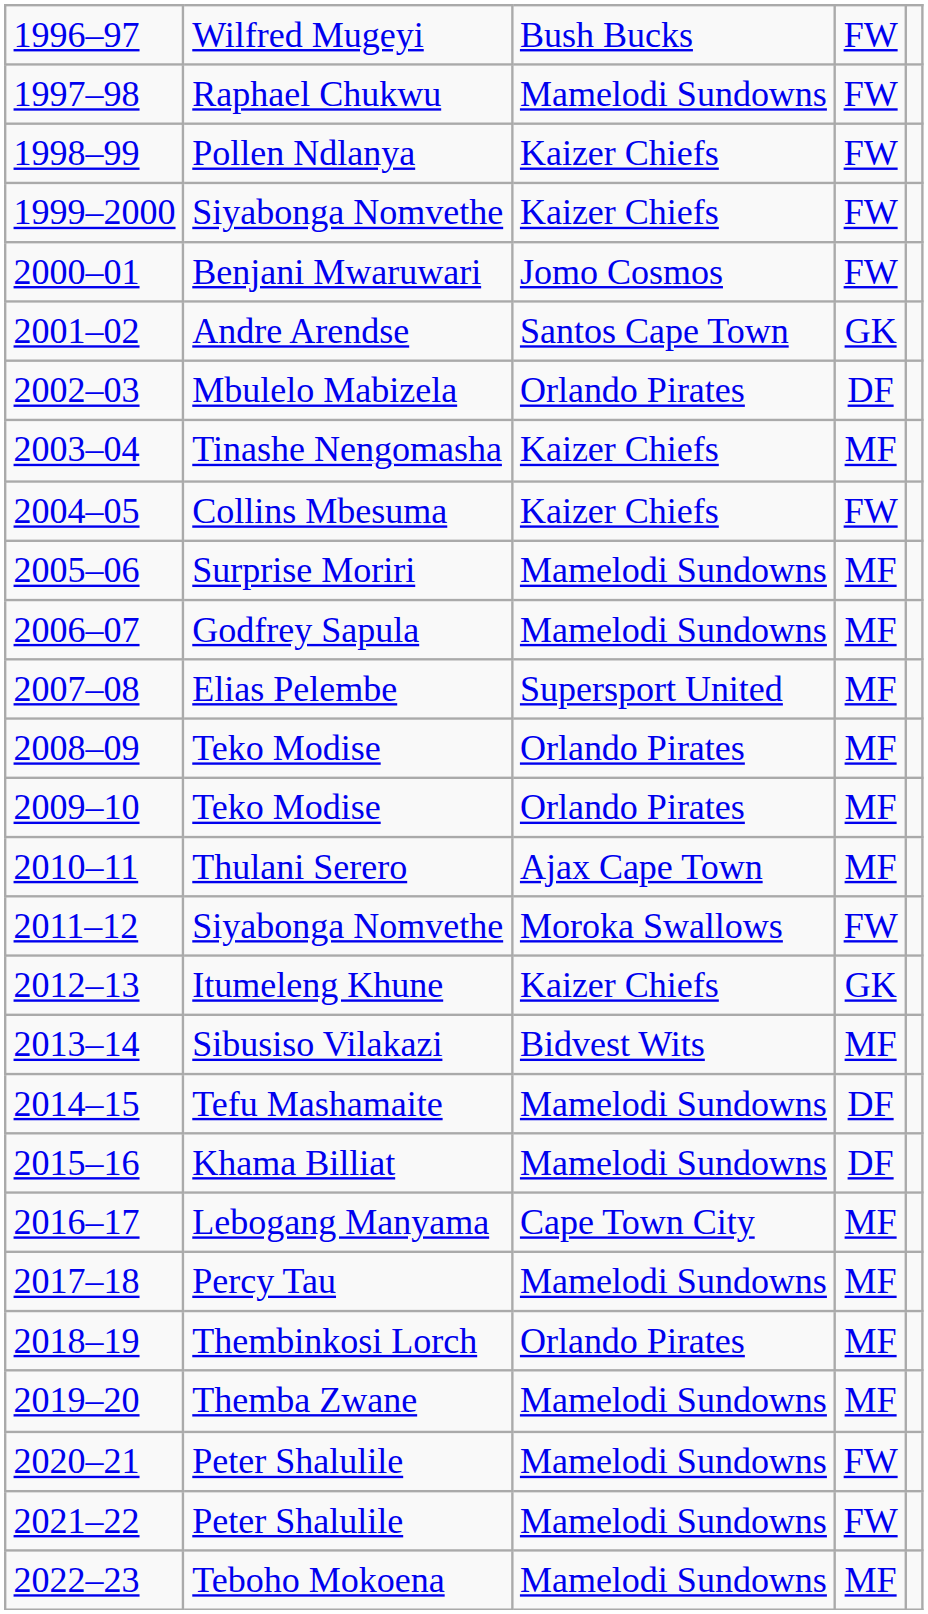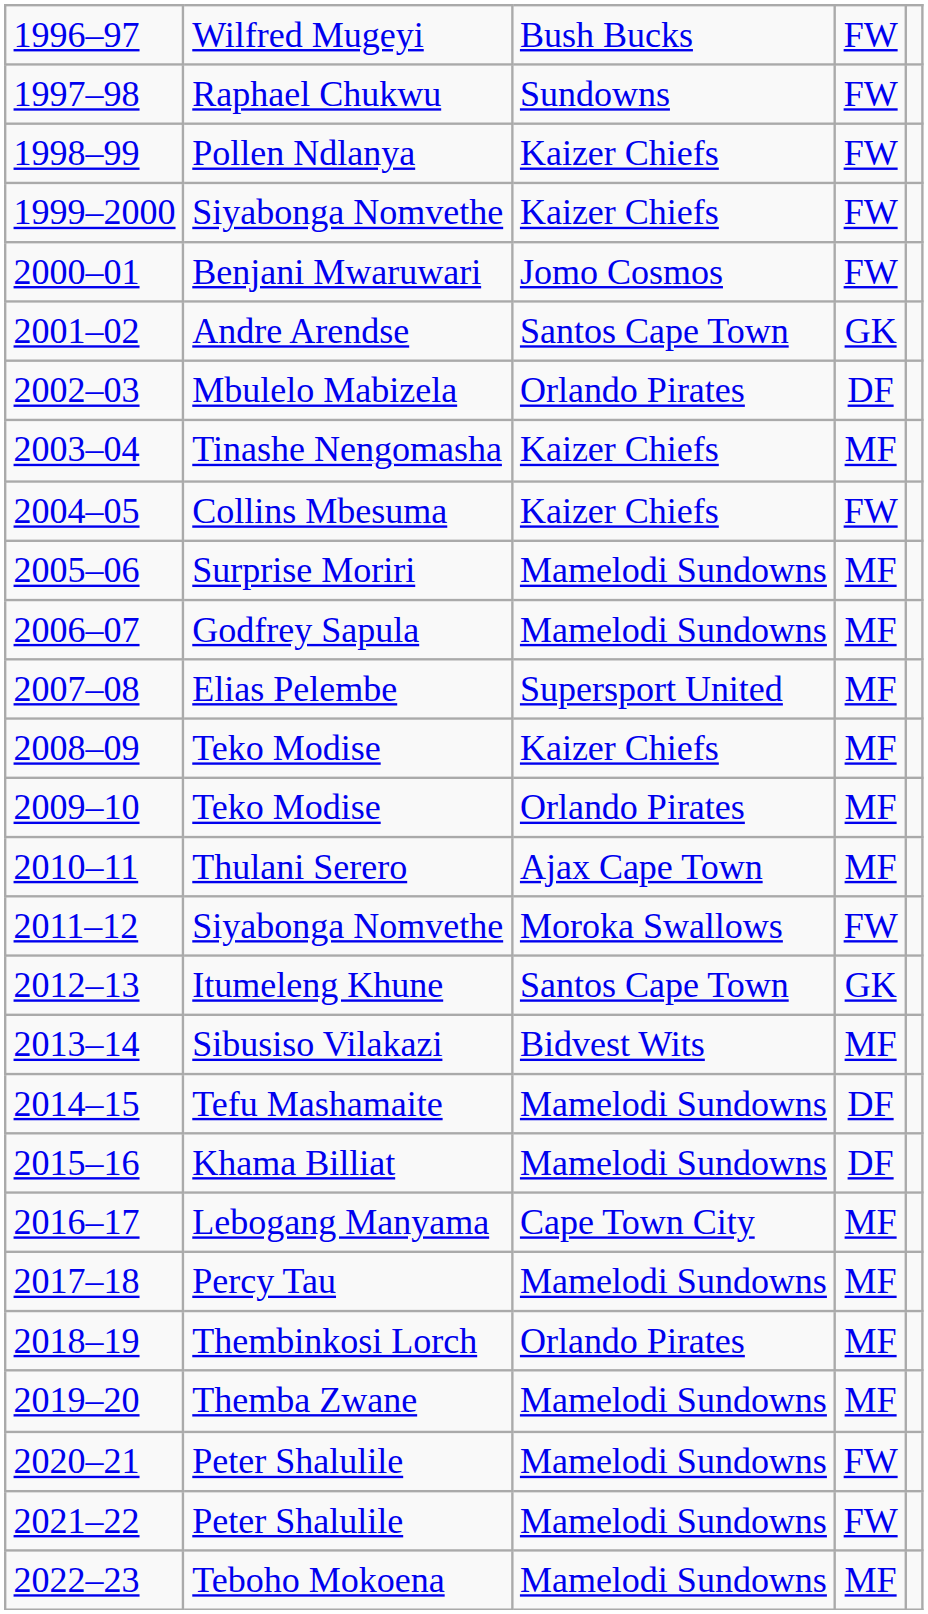(673, 93) Mamelodi Sundowns -> (595, 93) Sundowns
(632, 747) Orlando Pirates -> (619, 747) Kaizer Chiefs
(619, 984) Kaizer Chiefs -> (654, 984) Santos Cape Town
